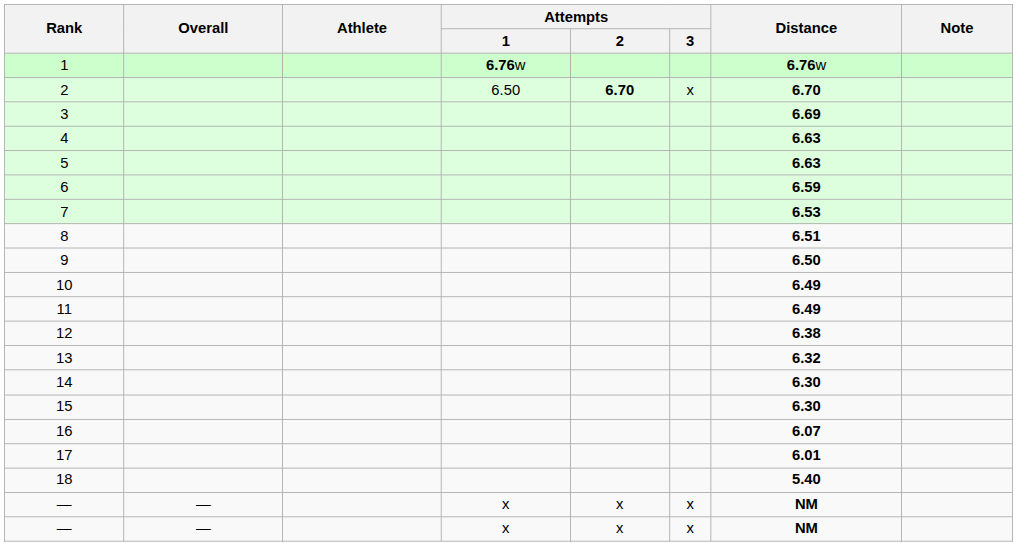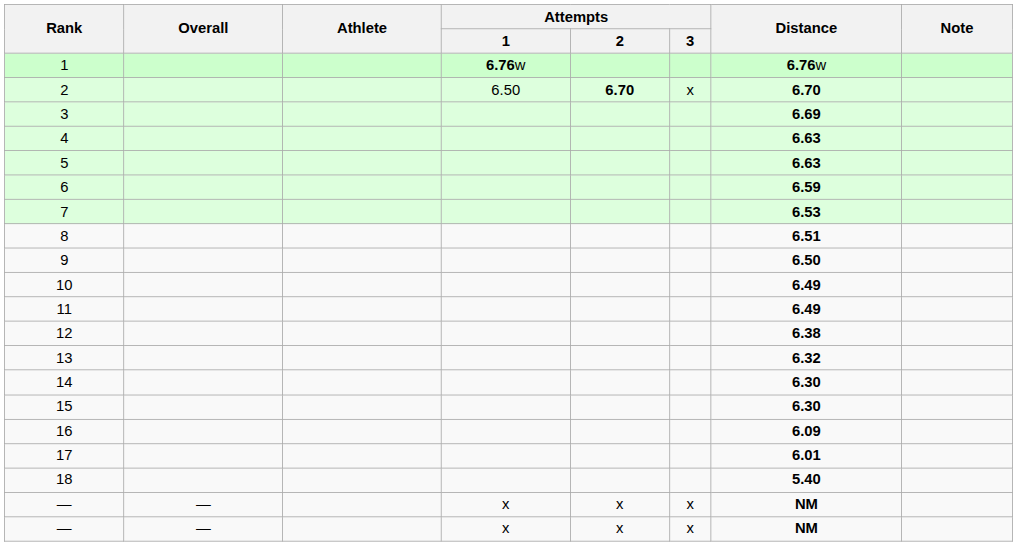(806, 430) 6.07 -> (806, 430) 6.09
